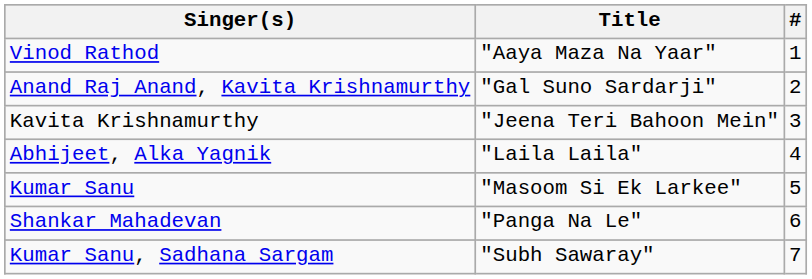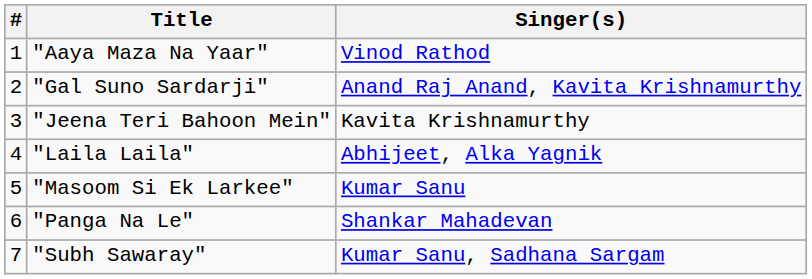columns swapped: (795, 22) <-> (240, 22)
